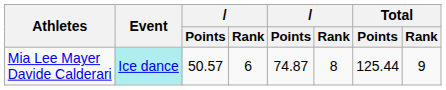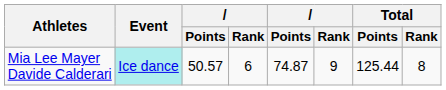(334, 67) 8 -> (334, 67) 9
(422, 67) 9 -> (422, 67) 8
